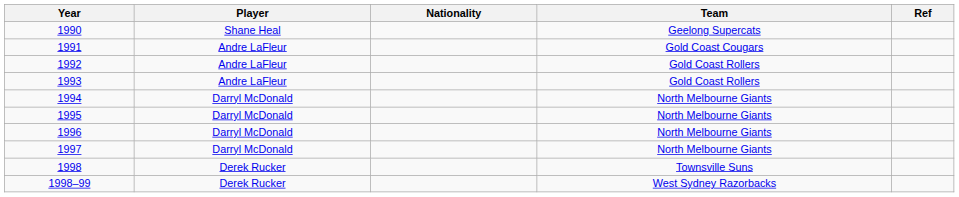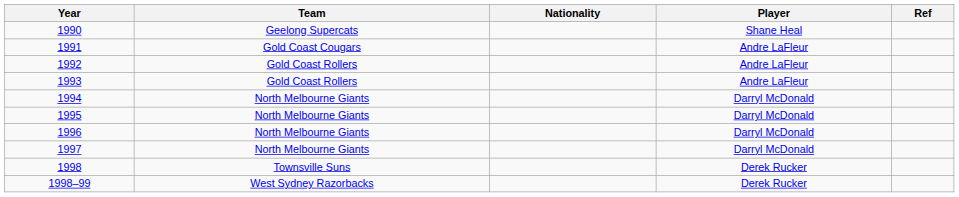columns swapped: (253, 13) <-> (714, 13)
